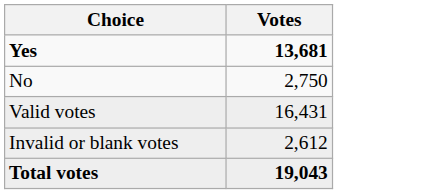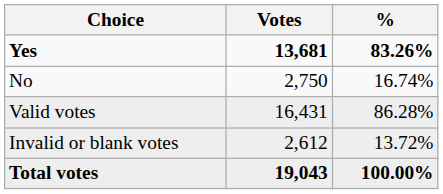+ column: (385, 19)
